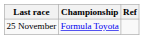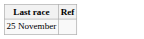- column: (90, 11)
